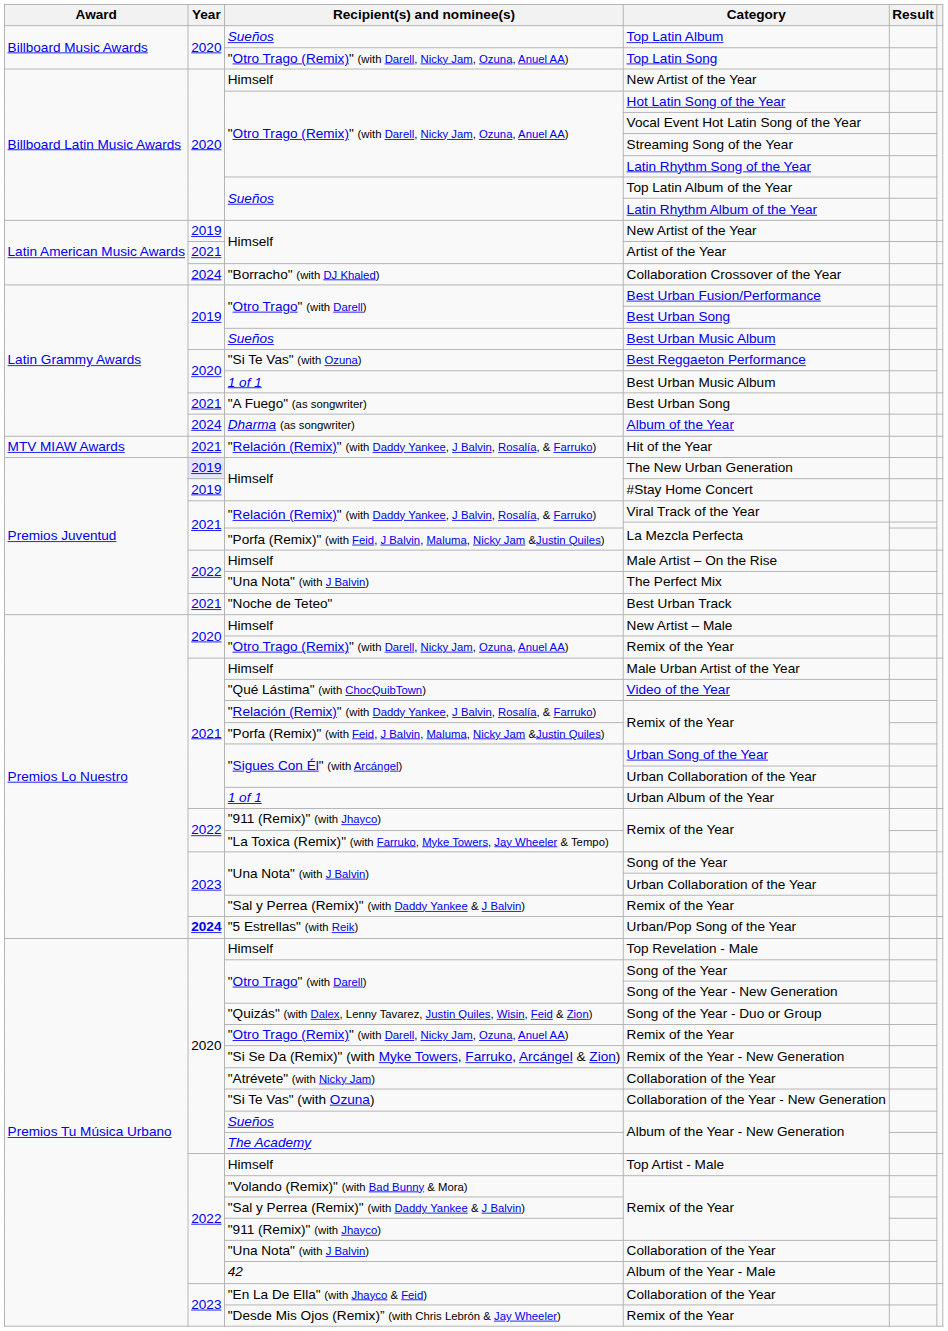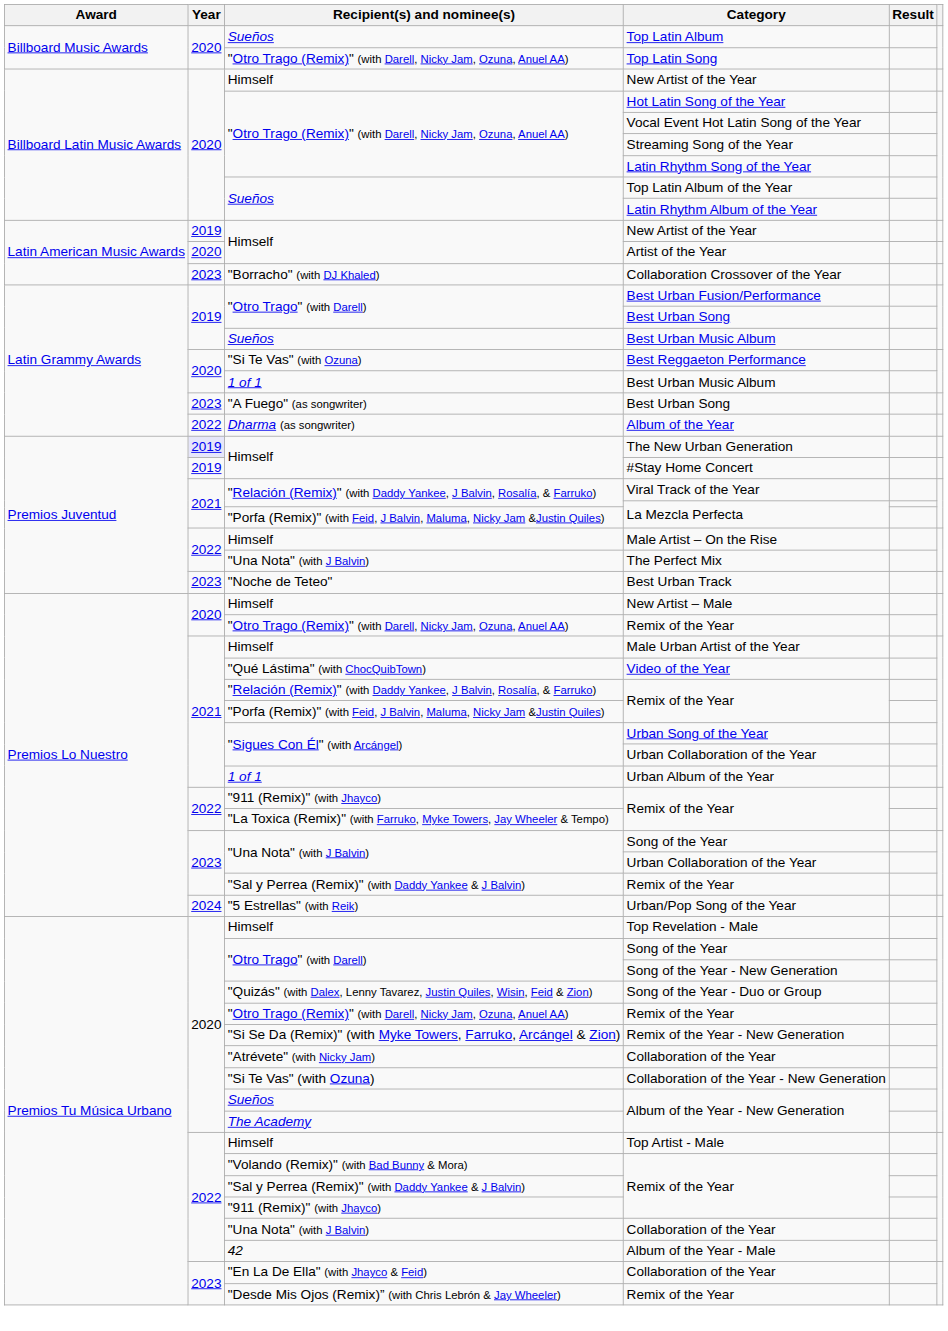(206, 252) 2021 -> (206, 252) 2020
(206, 274) 2024 -> (206, 274) 2023
(206, 403) 2021 -> (206, 403) 2023
(206, 425) 2024 -> (206, 425) 2022
- row: (412, 446)
(206, 603) 2021 -> (206, 582) 2023
(206, 927) bold -> (206, 905) normal
